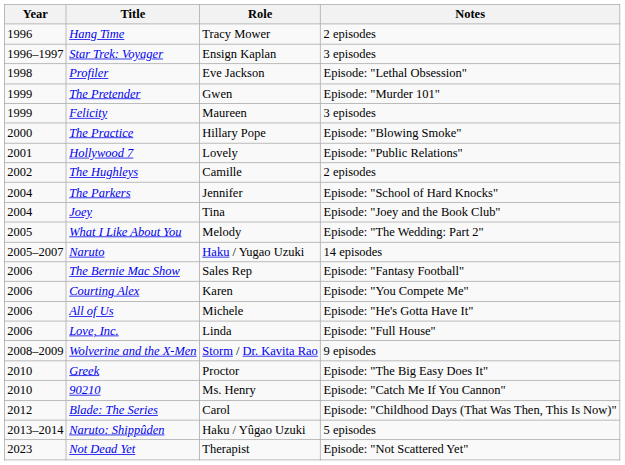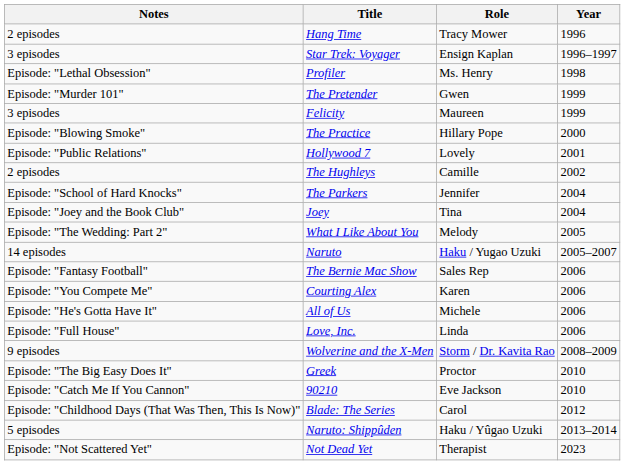columns swapped: (35, 14) <-> (470, 14)
(233, 73) Eve Jackson -> (466, 73) Ms. Henry
(229, 390) Ms. Henry -> (470, 390) Eve Jackson
